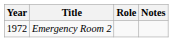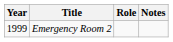(17, 28) 1972 -> (17, 28) 1999
